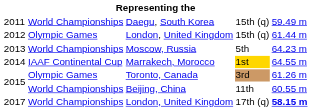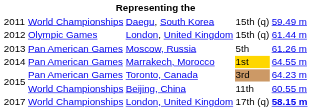(76, 48) World Championships -> (75, 48) Pan American Games
(289, 48) 64.23 m -> (289, 48) 61.26 m
(75, 62) IAAF Continental Cup -> (75, 62) Pan American Games
(63, 75) Olympic Games -> (75, 75) Pan American Games
(289, 75) 61.26 m -> (289, 75) 64.23 m
